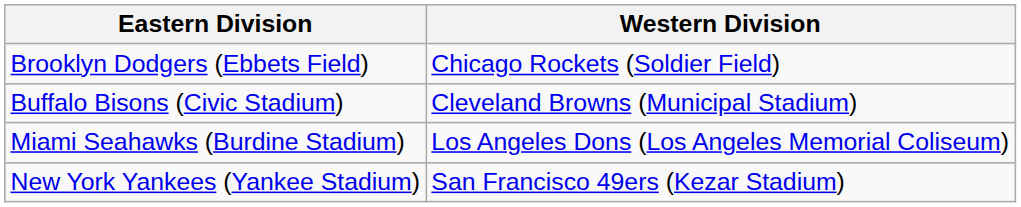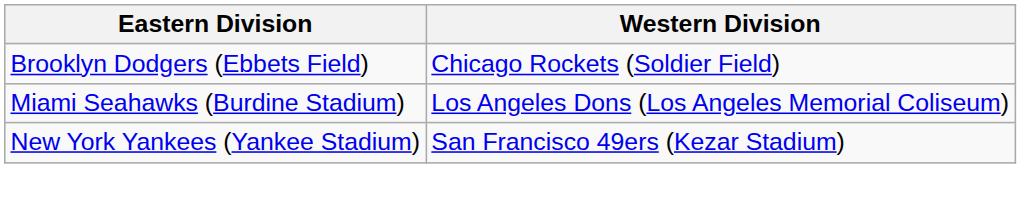- row: (177, 102)
